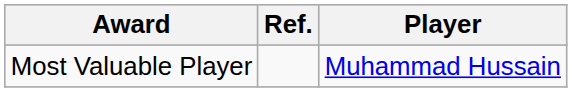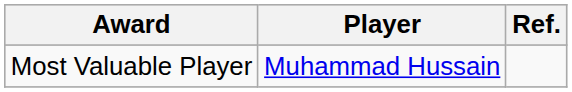columns swapped: (443, 24) <-> (288, 24)
